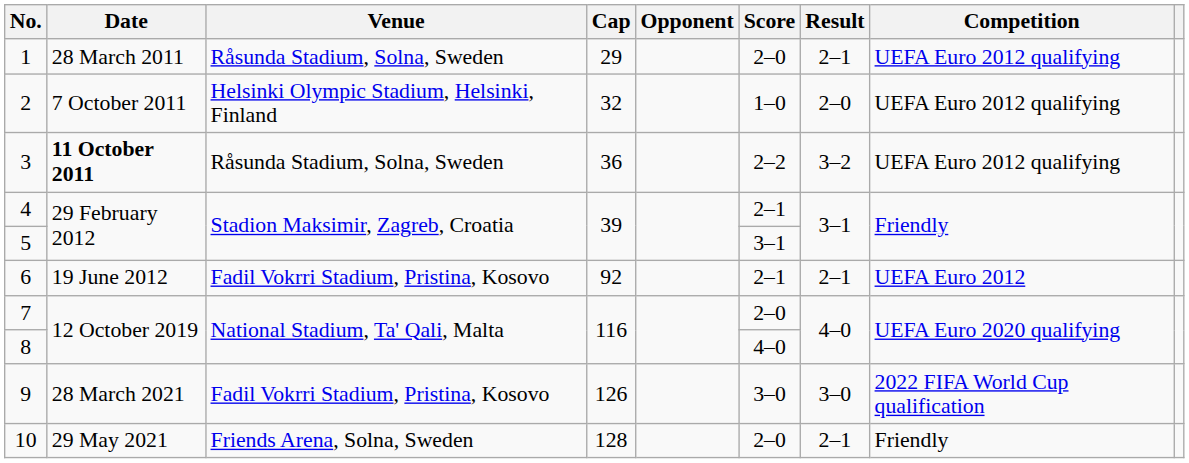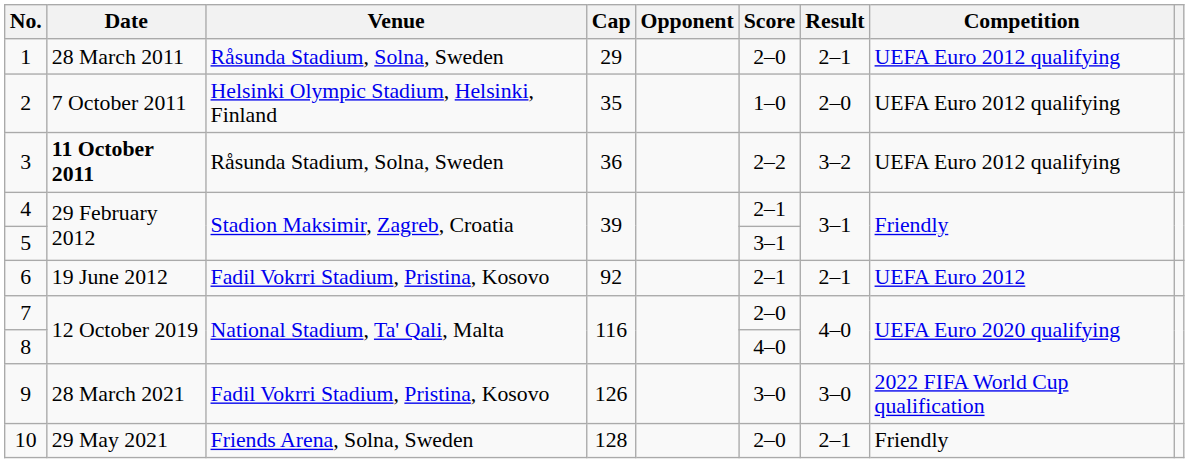(611, 103) 32 -> (611, 103) 35
